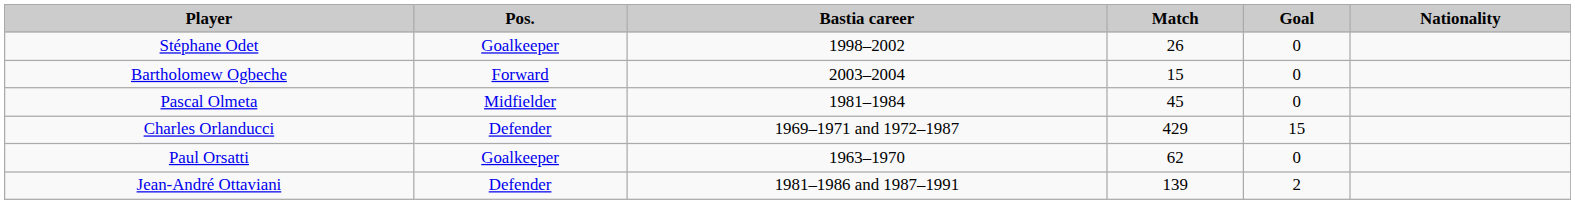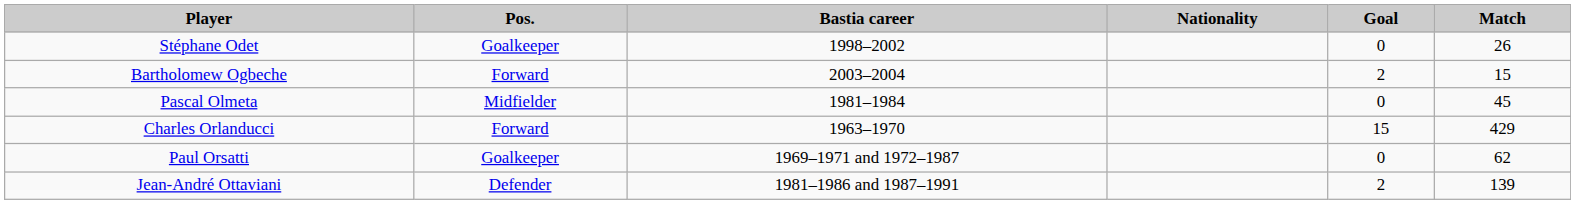columns swapped: (1175, 18) <-> (1460, 18)
(1297, 73) 0 -> (1381, 73) 2
(520, 129) Defender -> (520, 129) Forward
(867, 129) 1969–1971 and 1972–1987 -> (867, 129) 1963–1970
(867, 157) 1963–1970 -> (867, 157) 1969–1971 and 1972–1987
